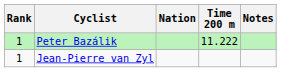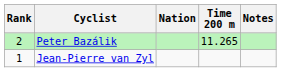(19, 41) 1 -> (19, 41) 2
(219, 41) 11.222 -> (219, 41) 11.265
